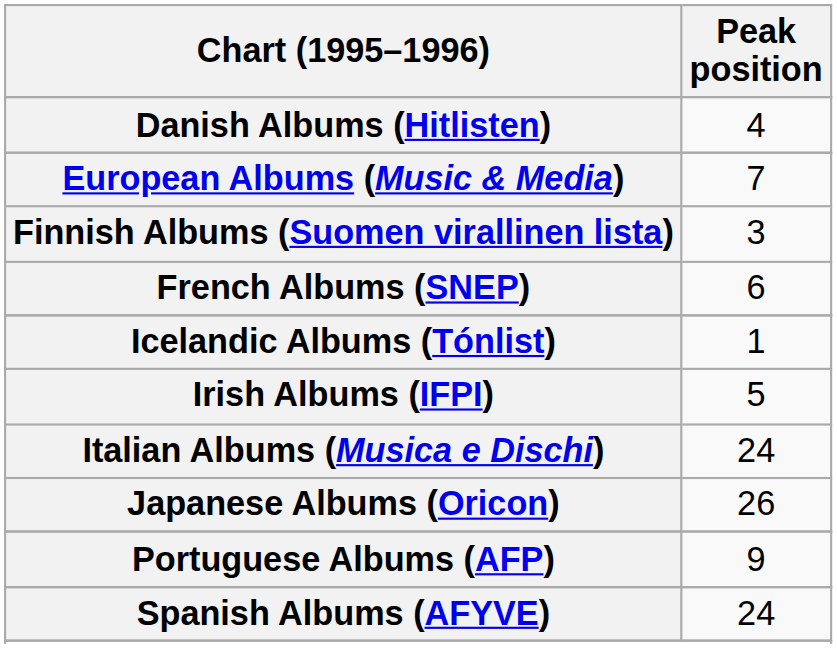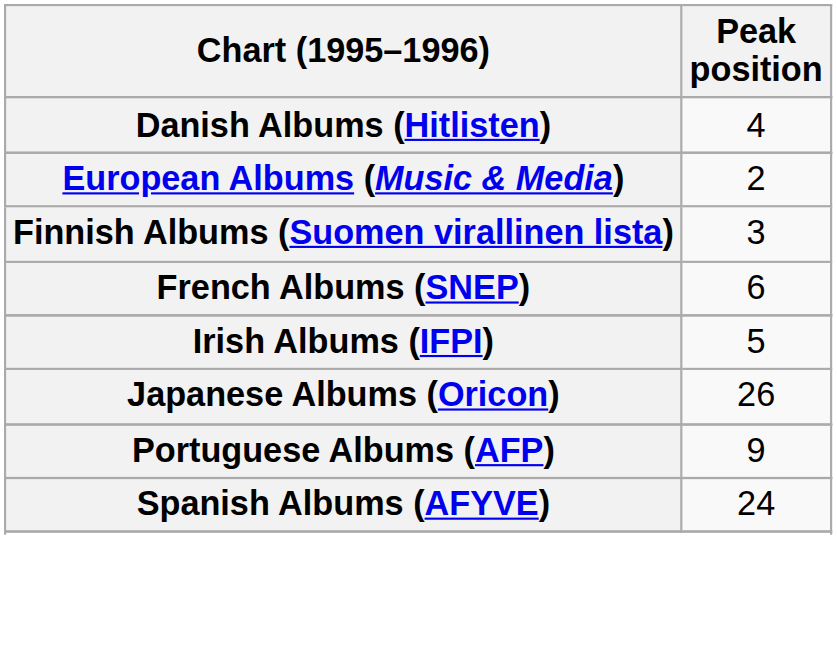(756, 178) 7 -> (756, 178) 2
- row: (343, 341)
- row: (343, 450)
